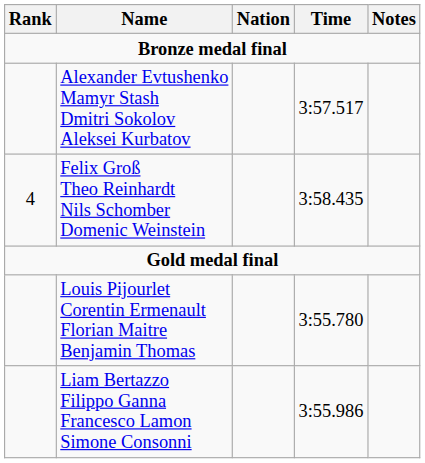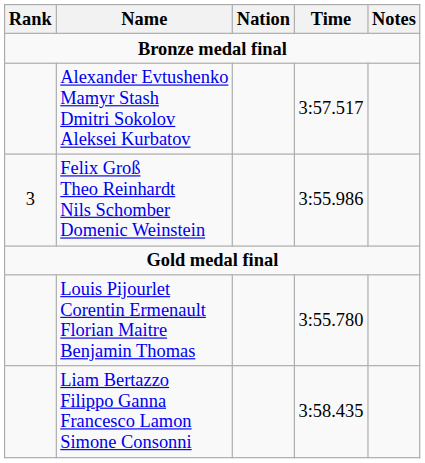(30, 199) 4 -> (30, 199) 3
(331, 199) 3:58.435 -> (331, 199) 3:55.986
(331, 411) 3:55.986 -> (331, 411) 3:58.435
